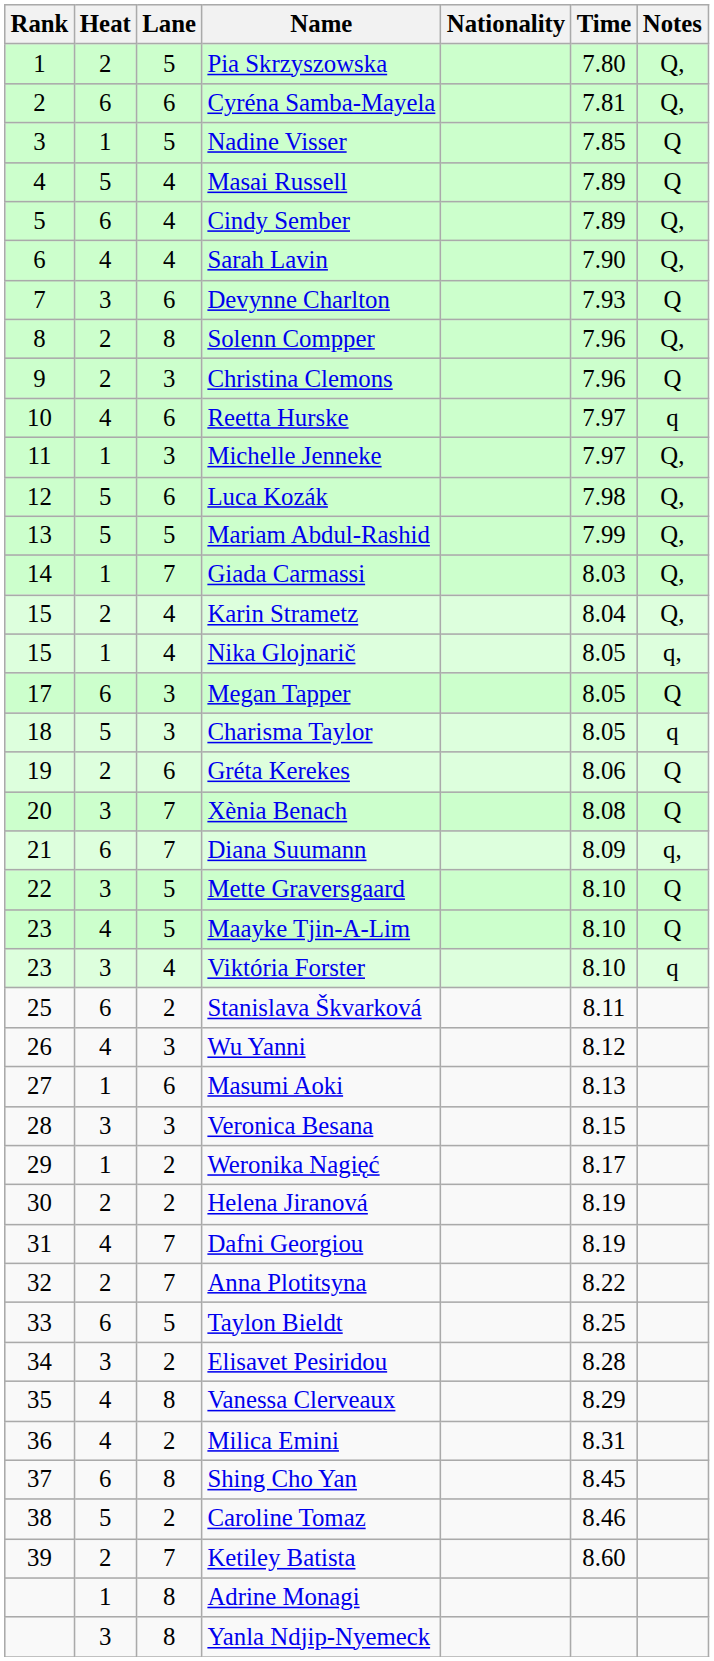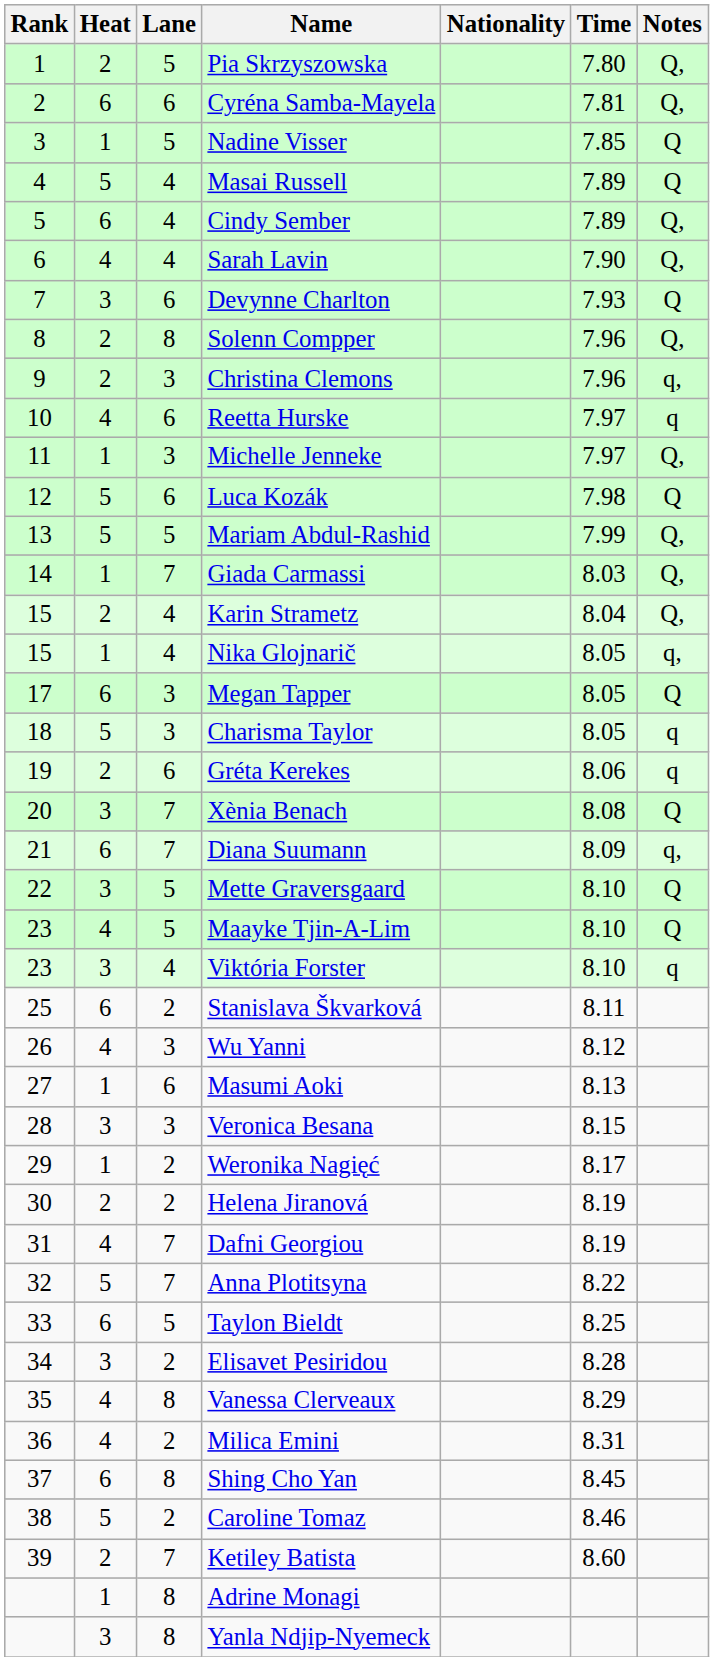(672, 378) Q -> (672, 378) q,
(672, 496) Q, -> (672, 496) Q
(672, 771) Q -> (672, 771) q
(105, 1282) 2 -> (105, 1282) 5
